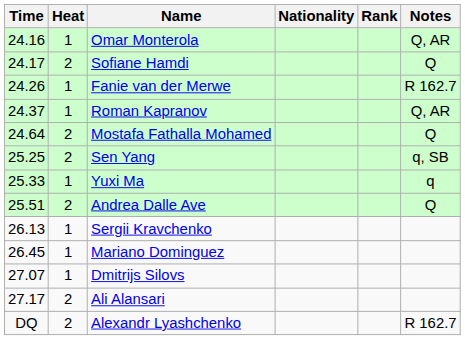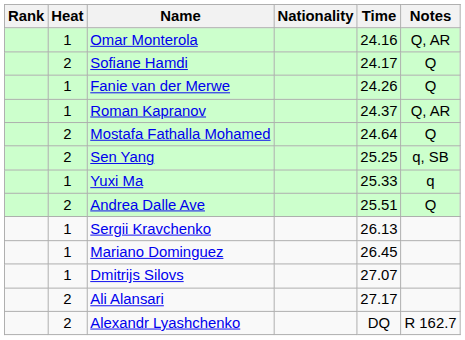columns swapped: (379, 16) <-> (27, 16)
(431, 87) R 162.7 -> (431, 87) Q
